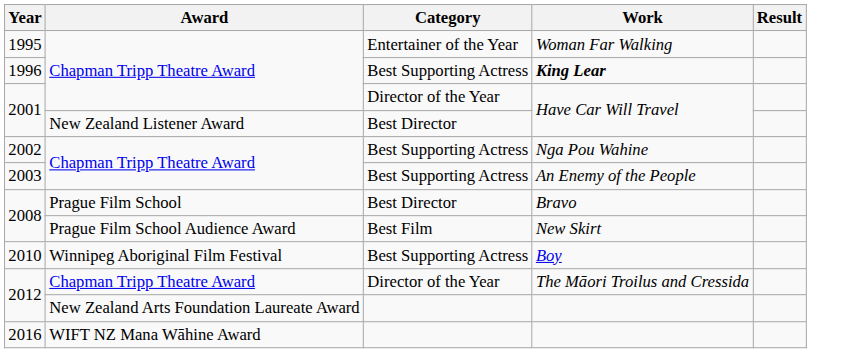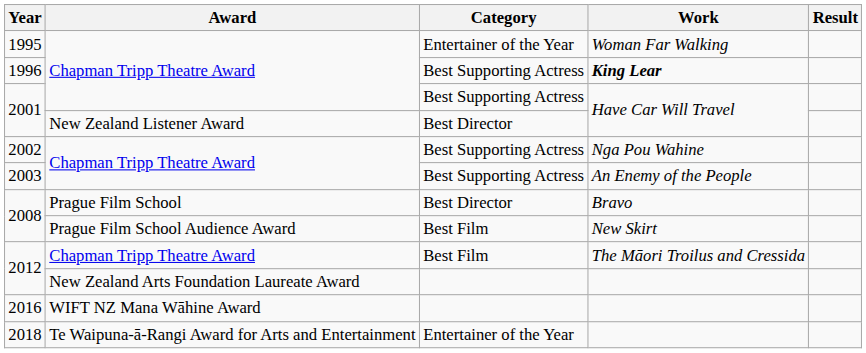(433, 96) Director of the Year -> (504, 96) Best Supporting Actress
- row: (25, 255)
(433, 281) Director of the Year -> (456, 255) Best Film
+ row: (25, 334)
